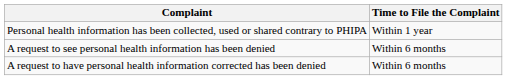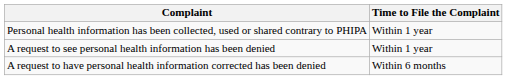(409, 48) Within 6 months -> (402, 48) Within 1 year
